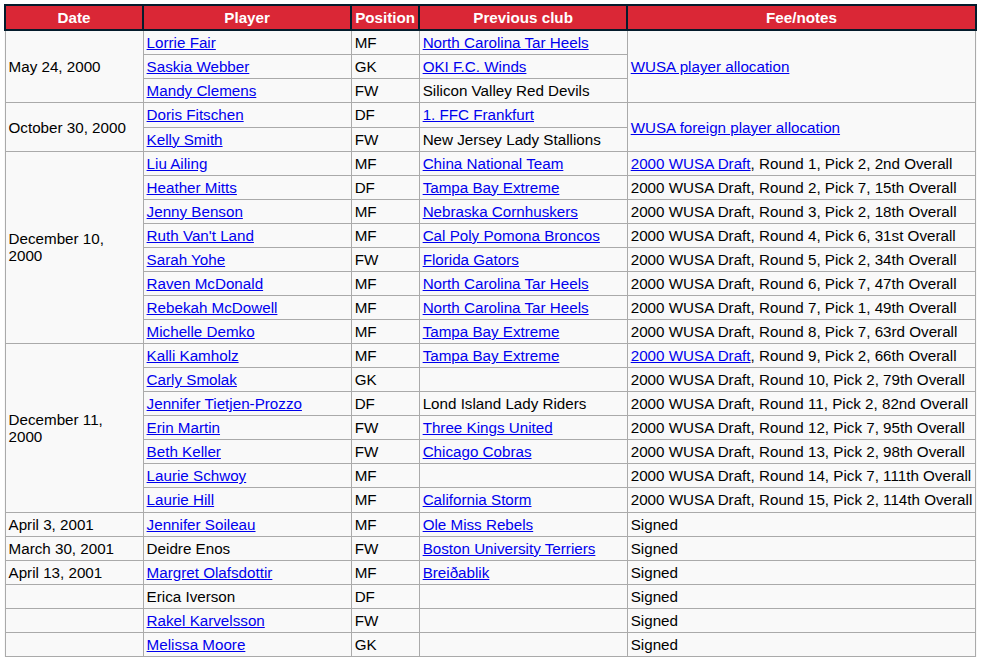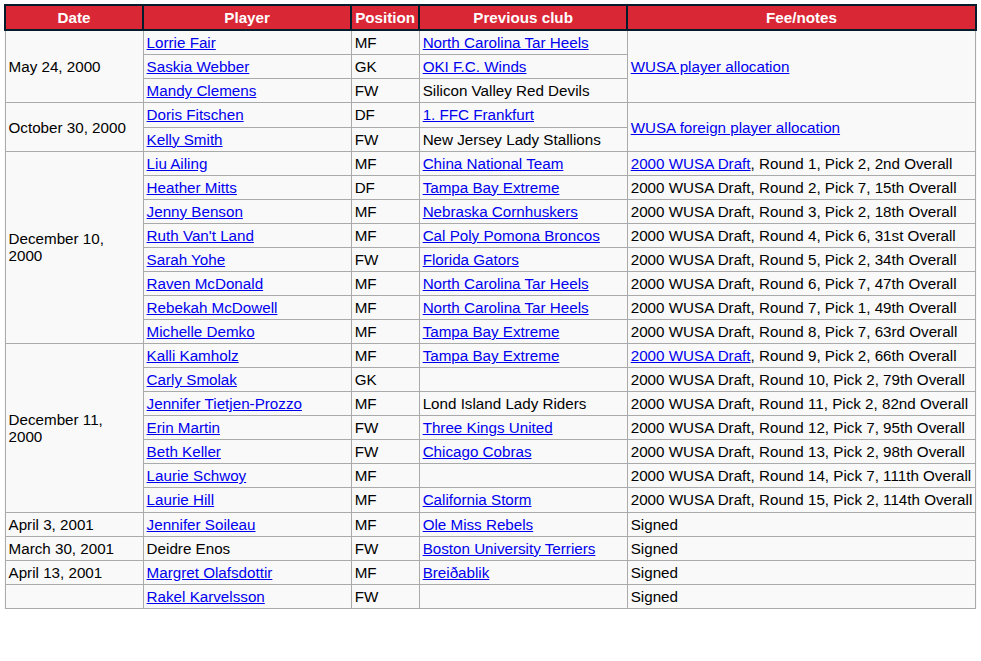(365, 404) DF -> (366, 404) MF
- row: (191, 596)
- row: (196, 644)
